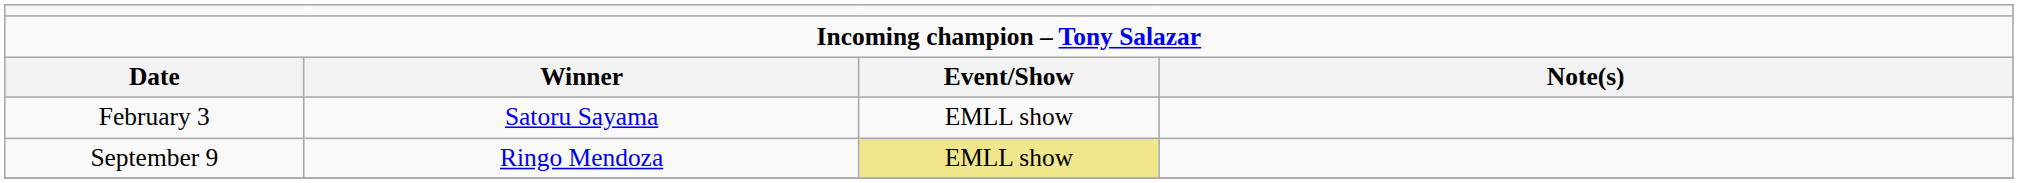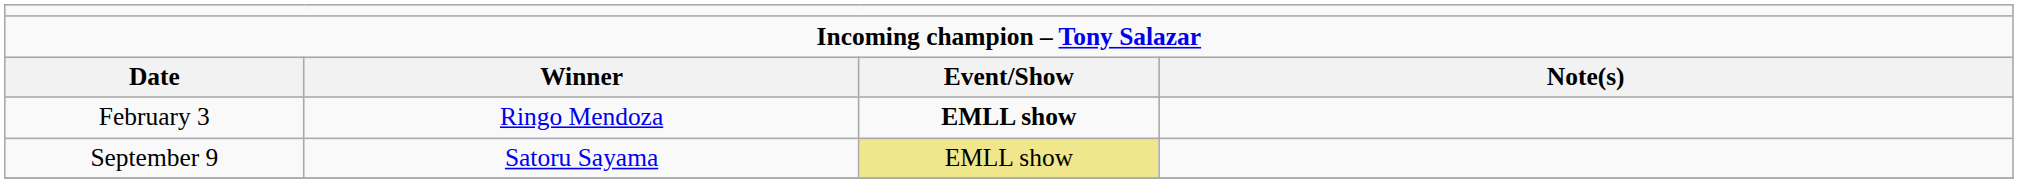(582, 117) Satoru Sayama -> (582, 117) Ringo Mendoza
(1009, 117) normal -> (1009, 117) bold
(582, 157) Ringo Mendoza -> (582, 157) Satoru Sayama
